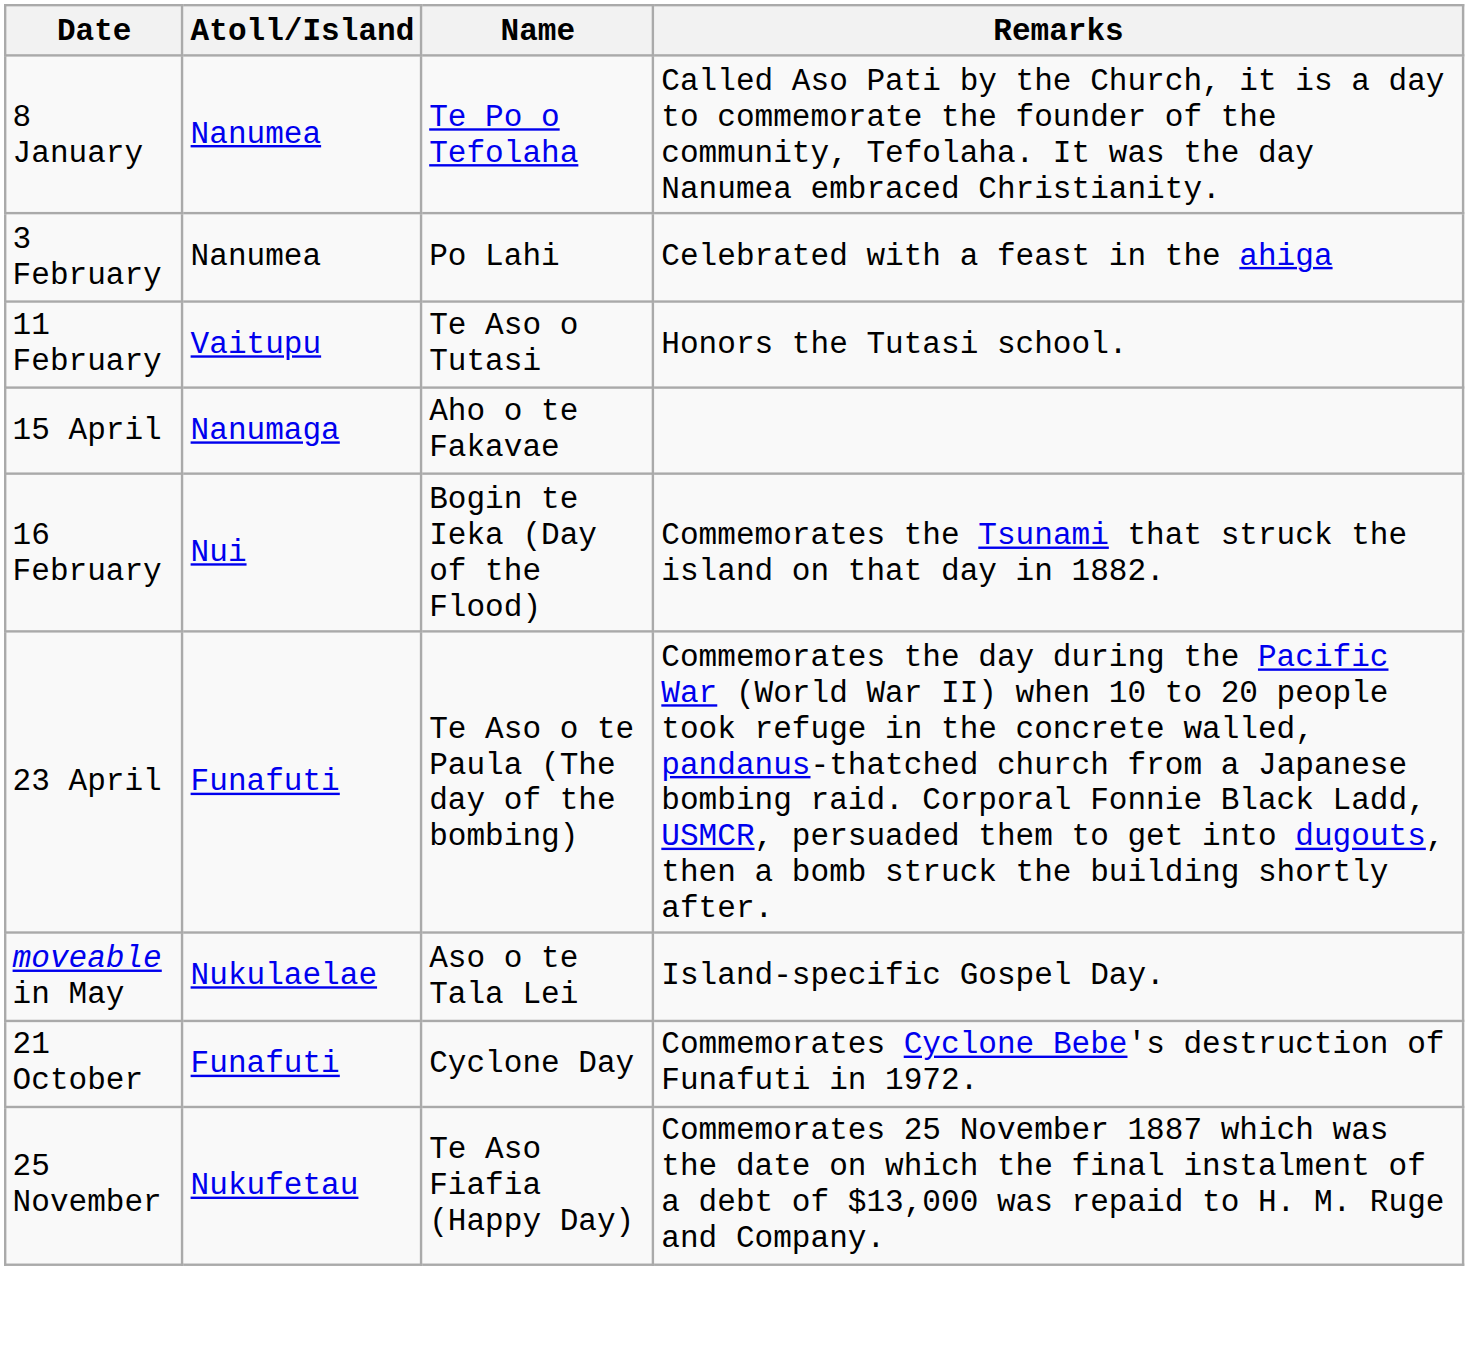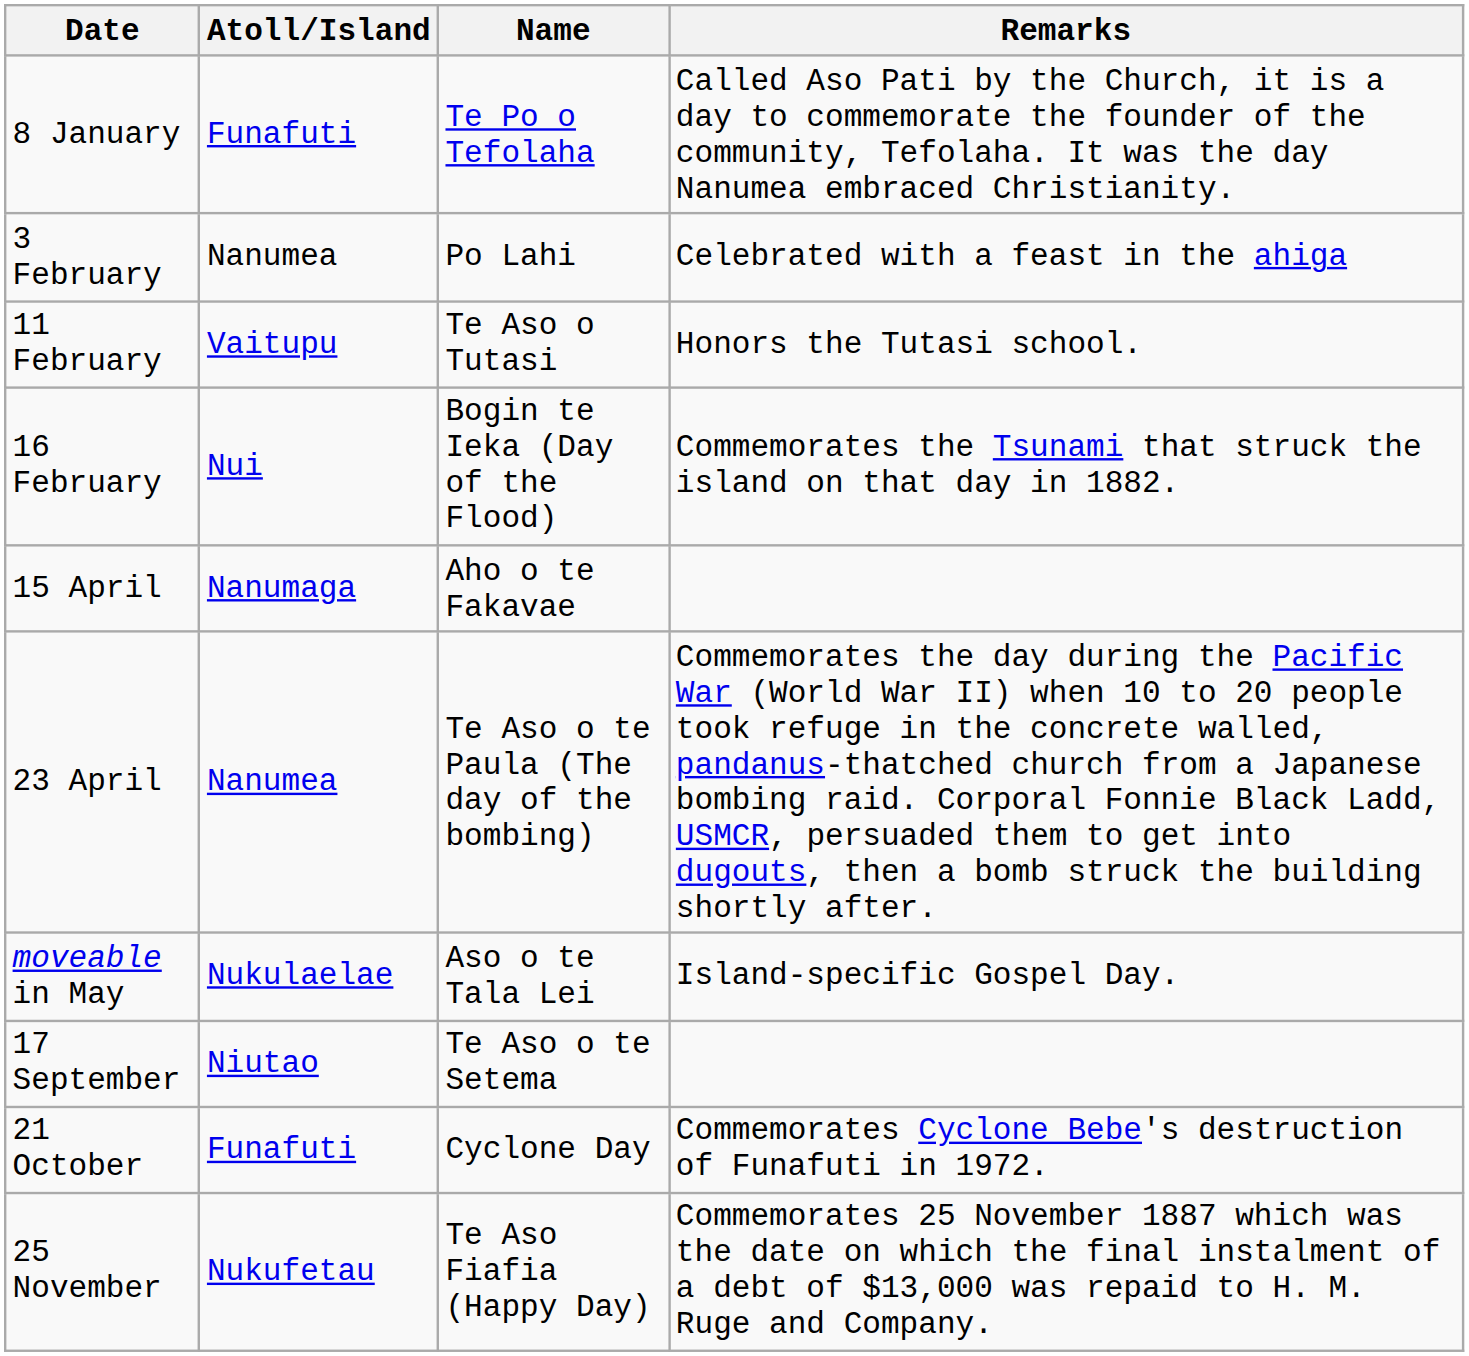(256, 135) Nanumea -> (282, 135) Funafuti
rows swapped: (87, 553) <-> (87, 430)
(265, 782) Funafuti -> (272, 782) Nanumea
+ row: (97, 1063)
